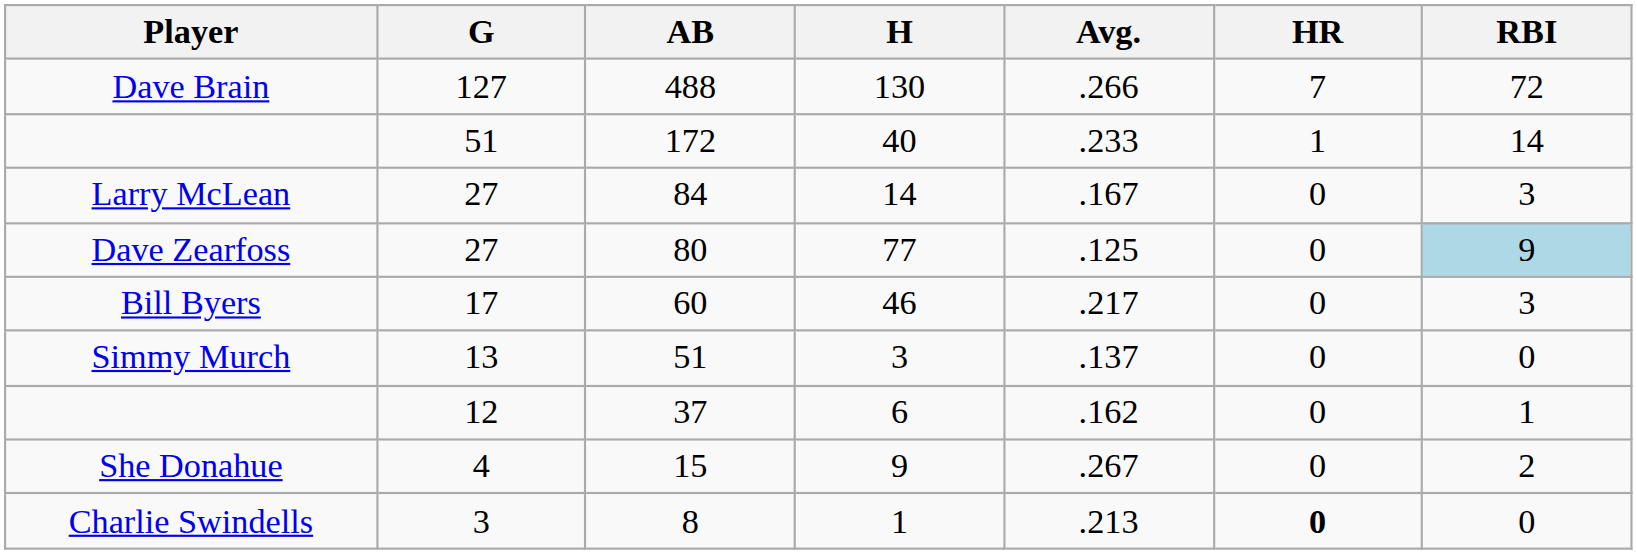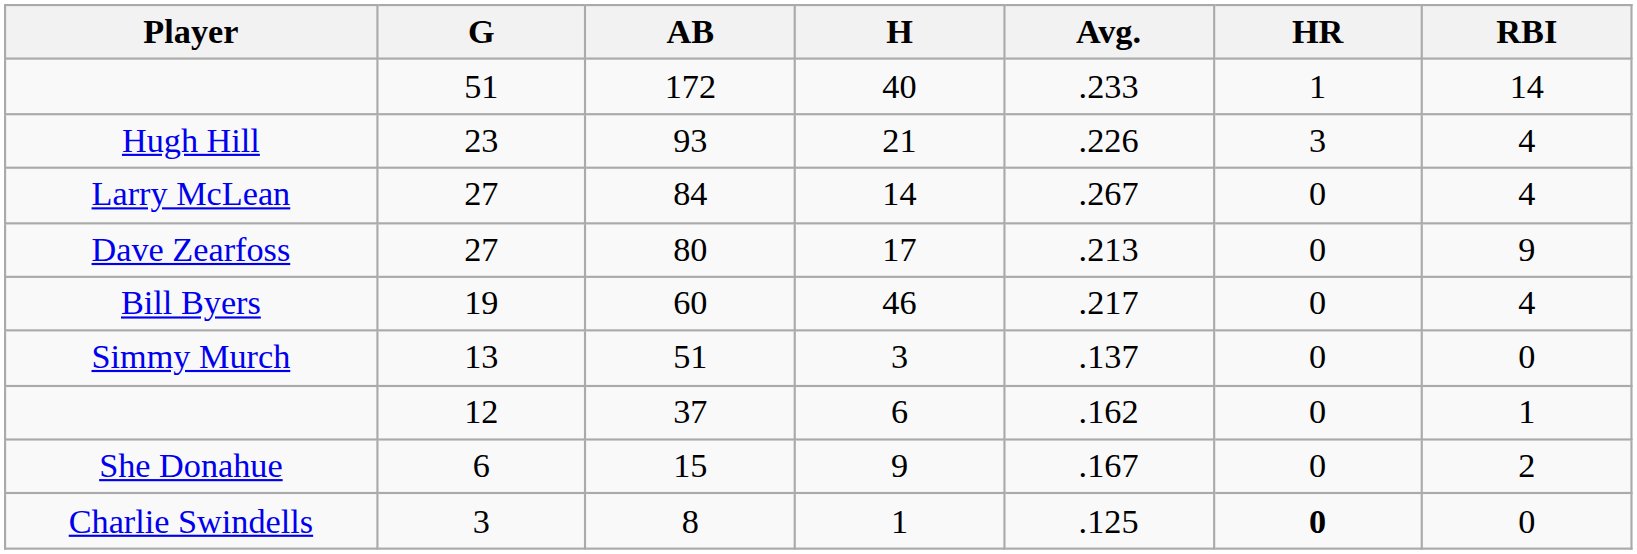- row: (191, 85)
+ row: (191, 140)
(1109, 194) .167 -> (1109, 194) .267
(1527, 194) 3 -> (1527, 194) 4
(899, 248) 77 -> (899, 248) 17
(1109, 248) .125 -> (1109, 248) .213
(1527, 248) lightblue background -> (1527, 248) no background
(481, 303) 17 -> (481, 303) 19
(1527, 303) 3 -> (1527, 303) 4
(481, 466) 4 -> (481, 466) 6
(1109, 466) .267 -> (1109, 466) .167
(1109, 520) .213 -> (1109, 520) .125
